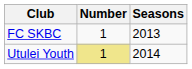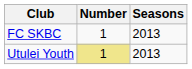(146, 53) 2014 -> (146, 53) 2013
